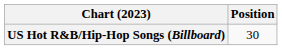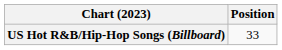(253, 34) 30 -> (253, 34) 33
